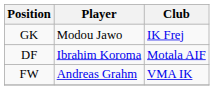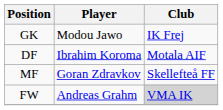+ row: (29, 74)
(170, 74) no background -> (170, 94) lightgrey background
